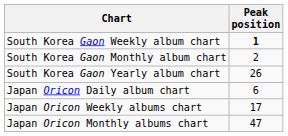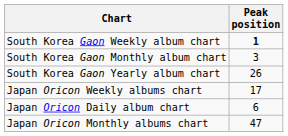(256, 57) 2 -> (256, 57) 3
rows swapped: (98, 90) <-> (104, 107)
